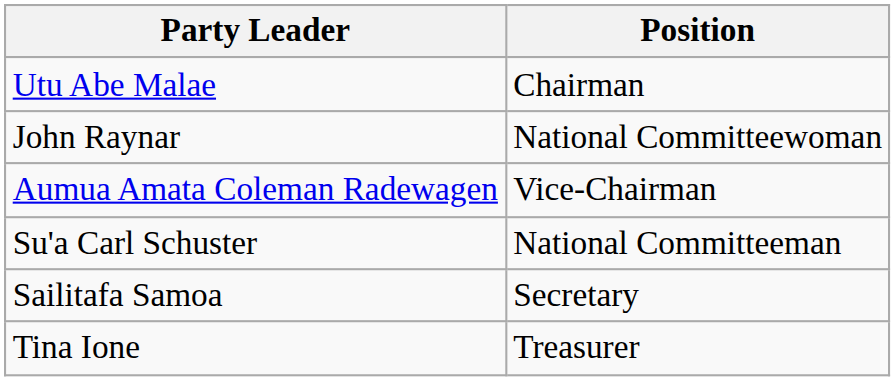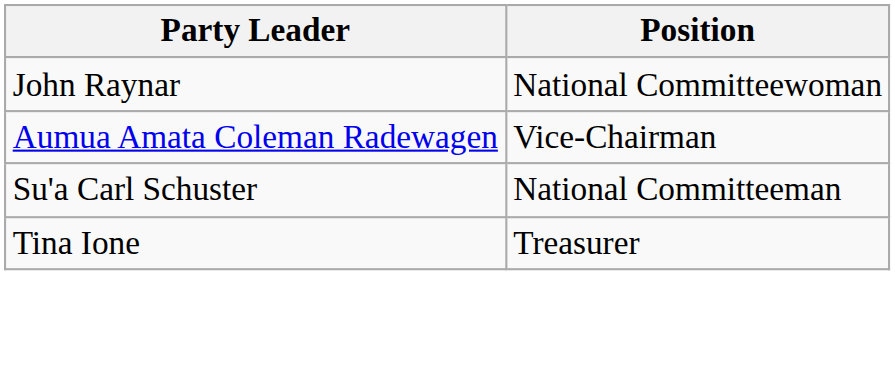- row: (114, 83)
- row: (118, 294)
